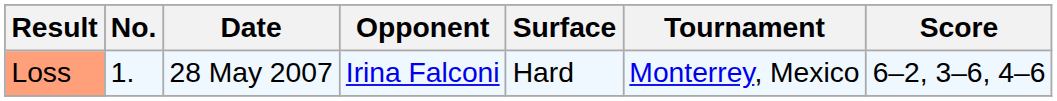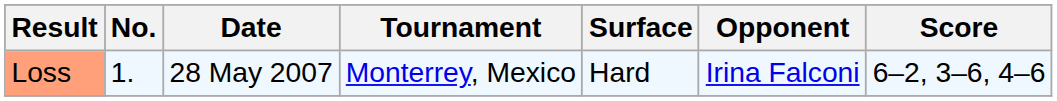columns swapped: (744, 26) <-> (423, 26)
